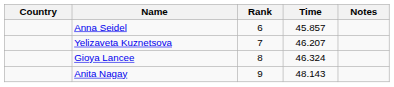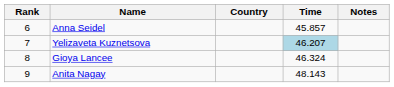columns swapped: (260, 12) <-> (38, 12)
(310, 43) no background -> (310, 43) lightblue background
